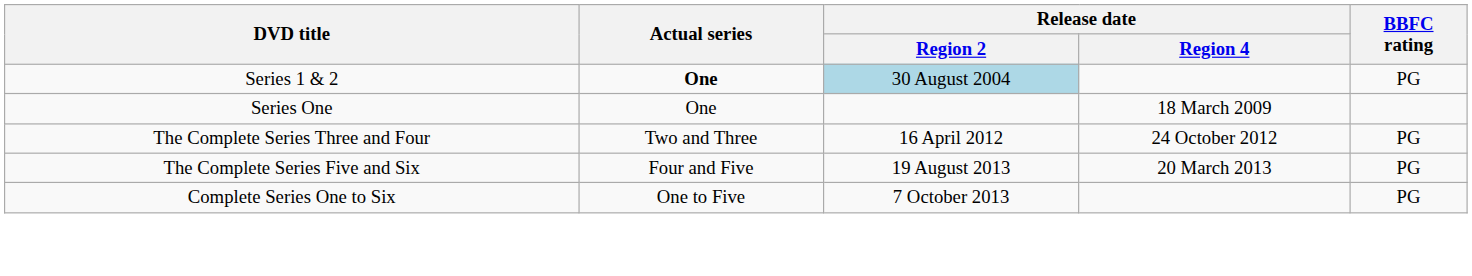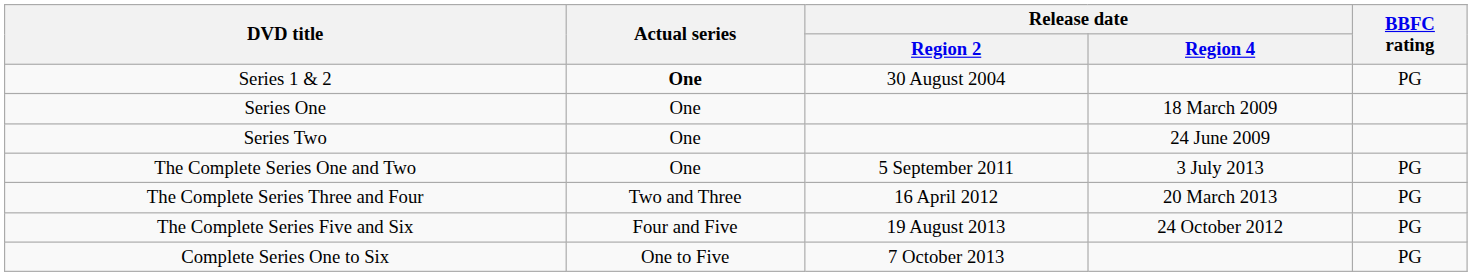(951, 78) lightblue background -> (946, 78) no background
+ row: (285, 138)
+ row: (285, 167)
(1214, 138) 24 October 2012 -> (1220, 197) 20 March 2013
(1214, 167) 20 March 2013 -> (1220, 227) 24 October 2012
